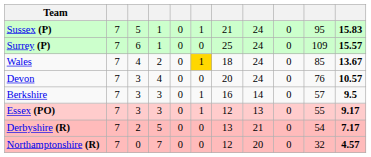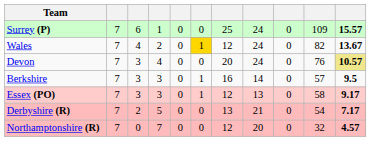- row: (29, 29)
(227, 62) 18 -> (227, 45) 12
(320, 62) 85 -> (320, 45) 82
(350, 78) no background -> (350, 62) khaki background
(320, 111) 55 -> (320, 95) 58
